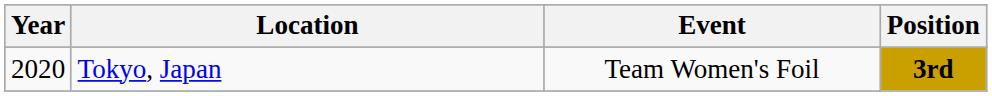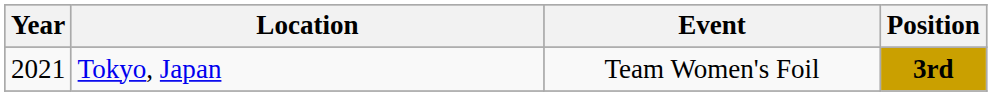(38, 68) 2020 -> (38, 68) 2021
